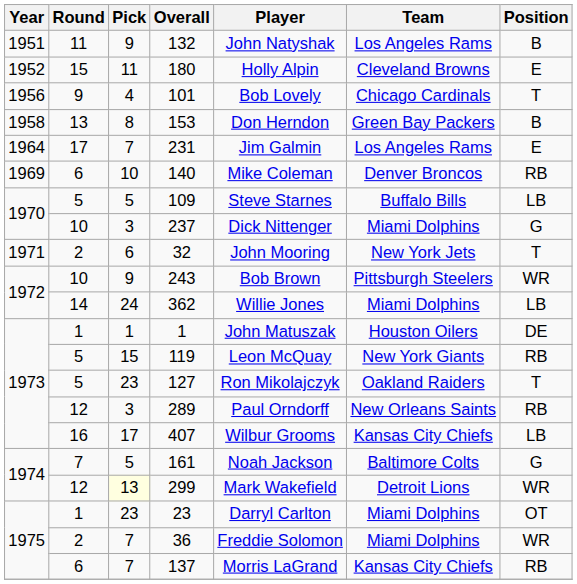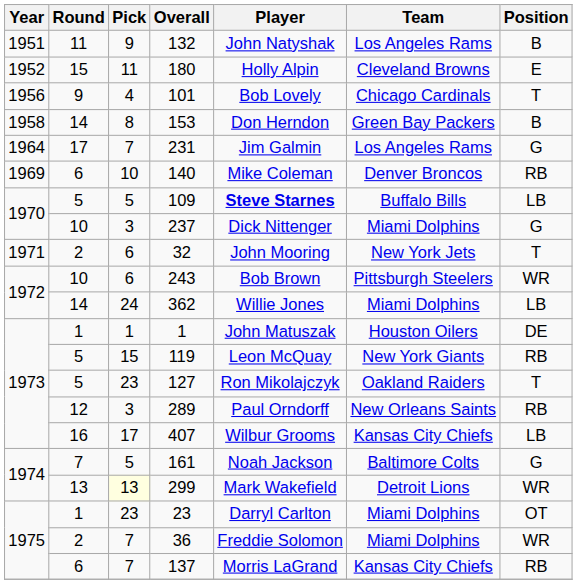(79, 122) 13 -> (79, 122) 14
(536, 148) E -> (536, 148) G
(280, 200) normal -> (280, 200) bold
(129, 278) 9 -> (129, 278) 6
(79, 488) 12 -> (79, 488) 13
